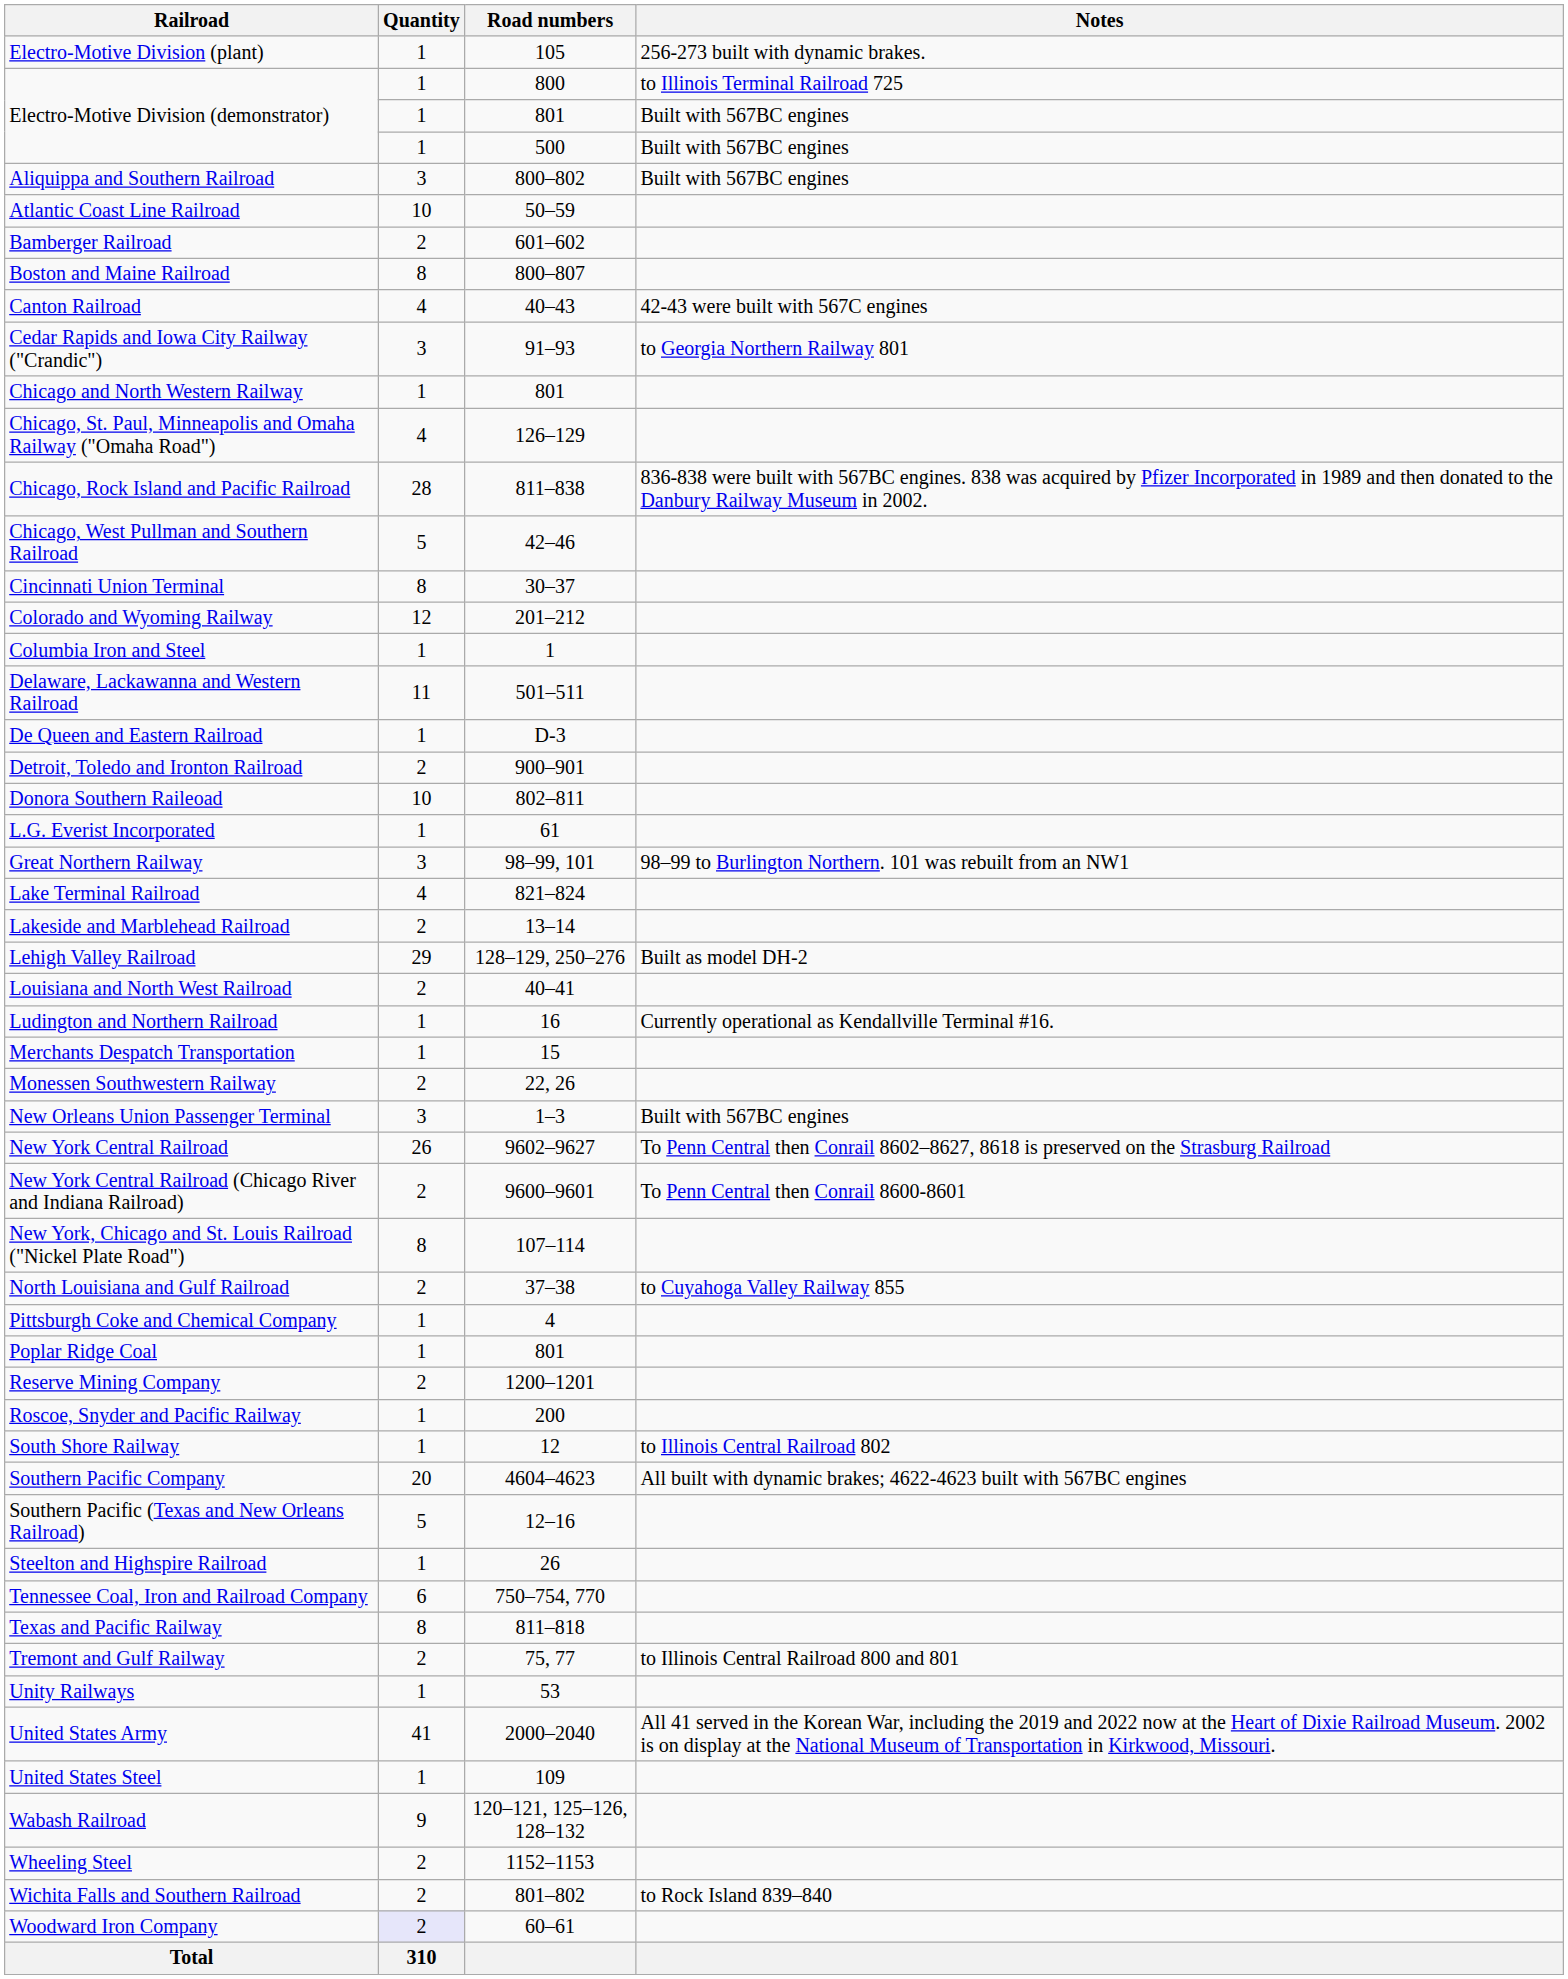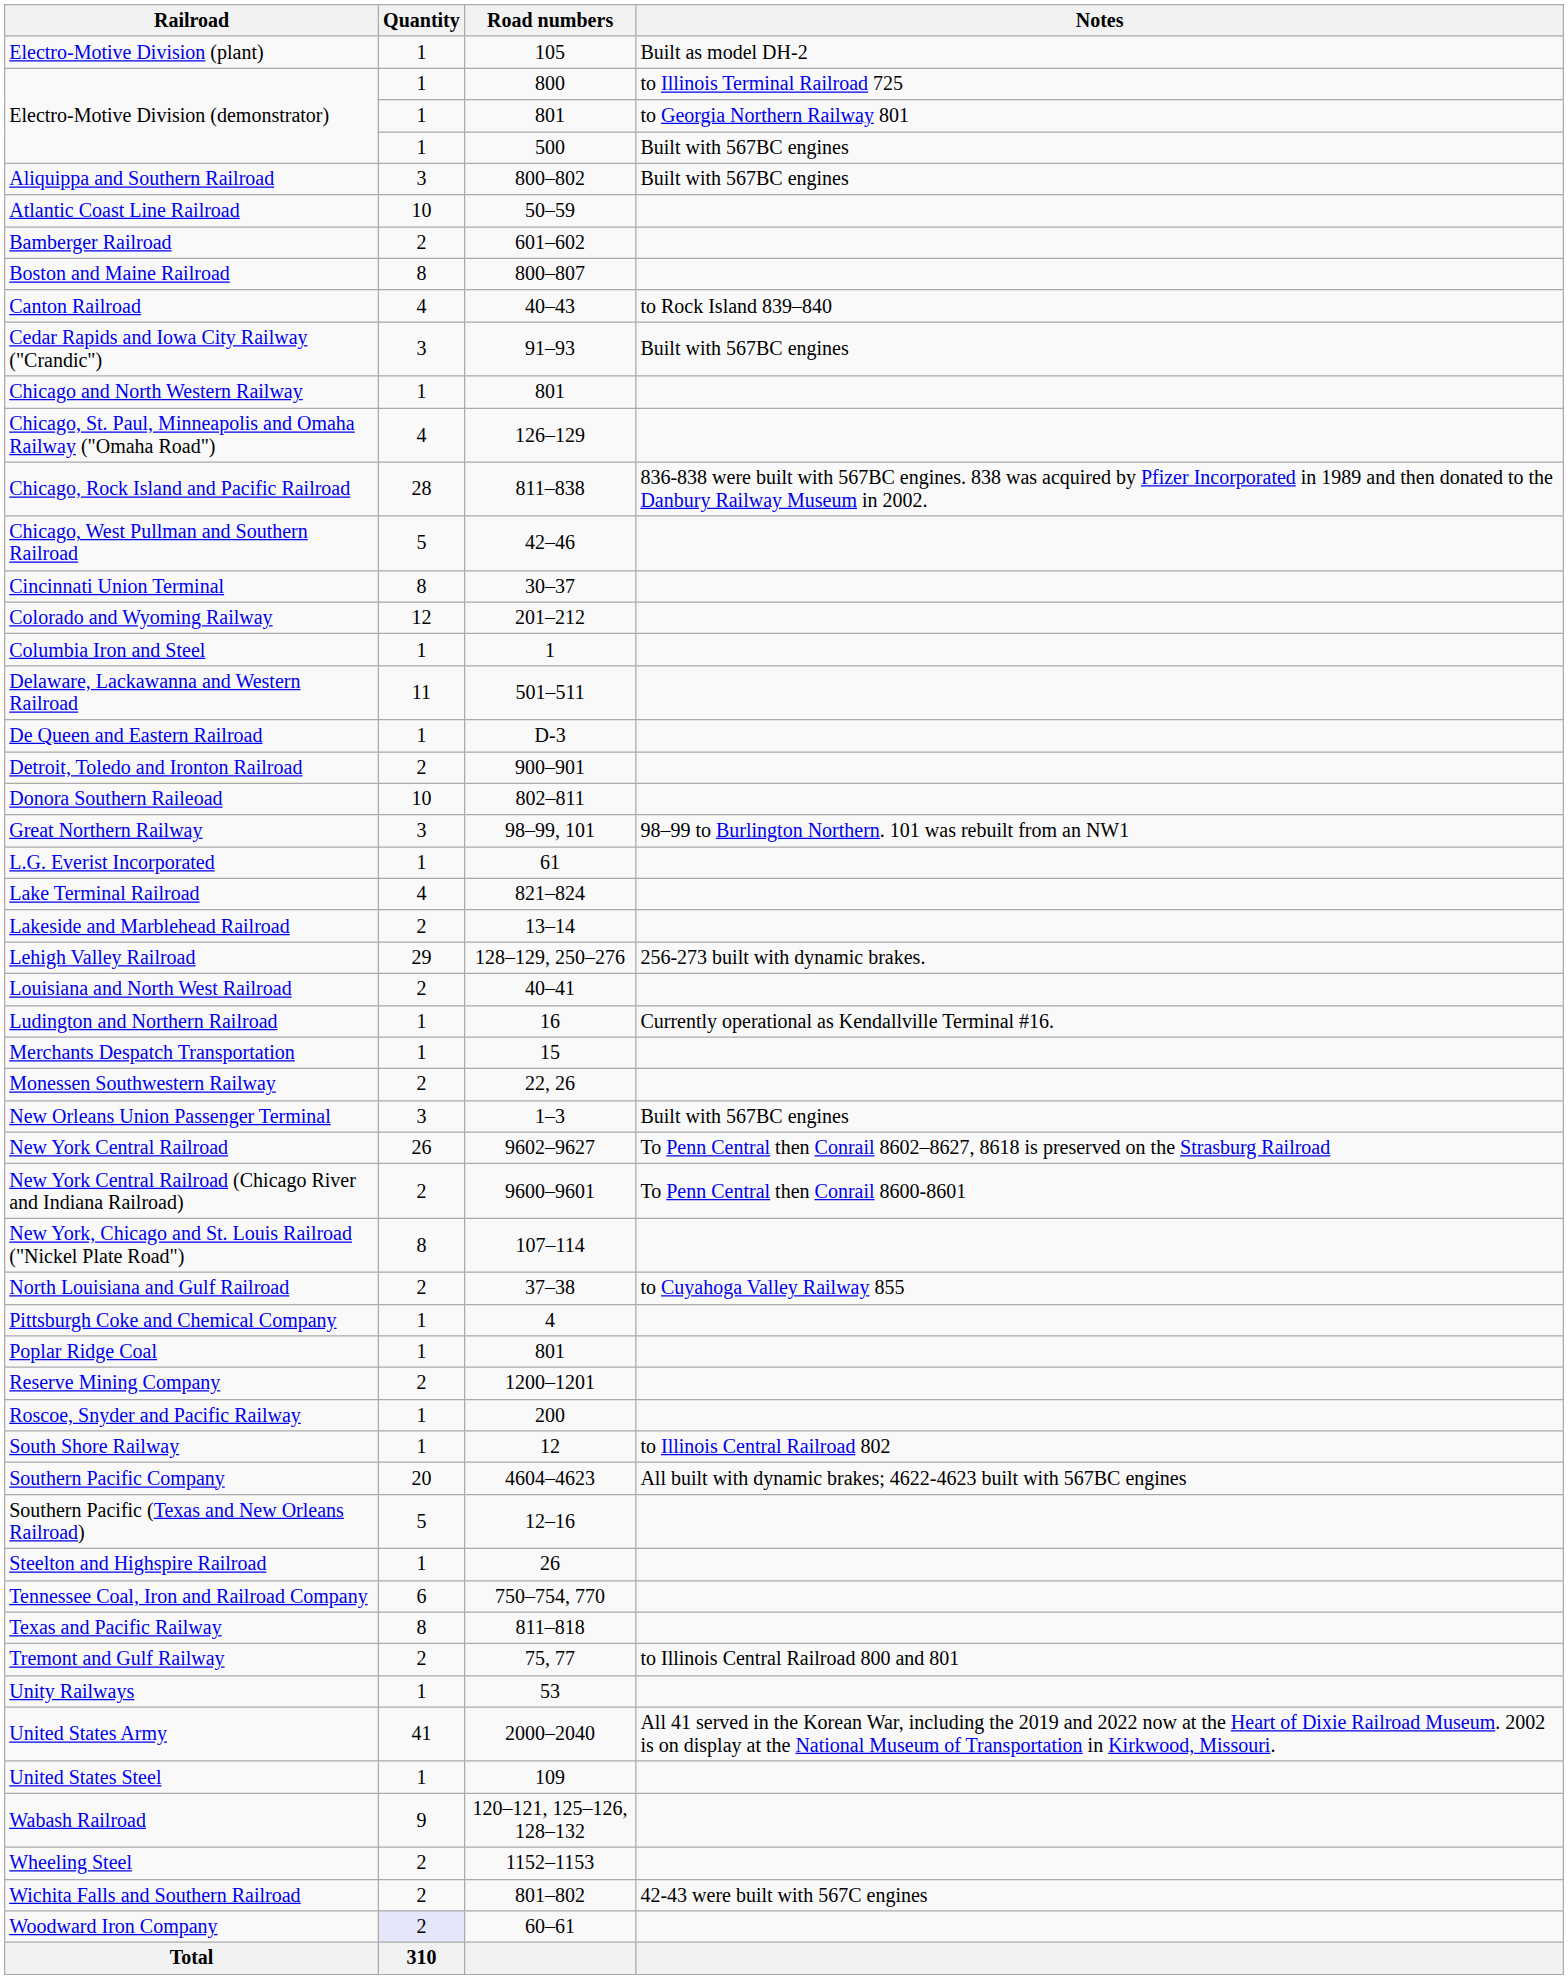(783, 52) 256-273 built with dynamic brakes. -> (724, 52) Built as model DH-2
(745, 115) Built with 567BC engines -> (775, 115) to Georgia Northern Railway 801
(784, 305) 42-43 were built with 567C engines -> (736, 305) to Rock Island 839–840
(775, 348) to Georgia Northern Railway 801 -> (745, 348) Built with 567BC engines
rows swapped: (106, 862) <-> (112, 830)
(724, 957) Built as model DH-2 -> (783, 957) 256-273 built with dynamic brakes.
(736, 1894) to Rock Island 839–840 -> (784, 1894) 42-43 were built with 567C engines
